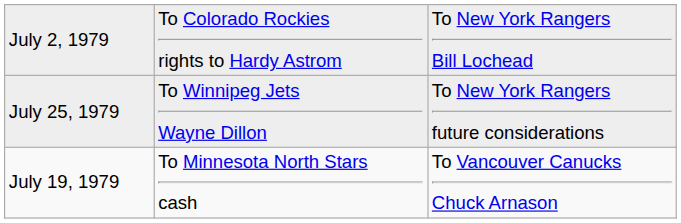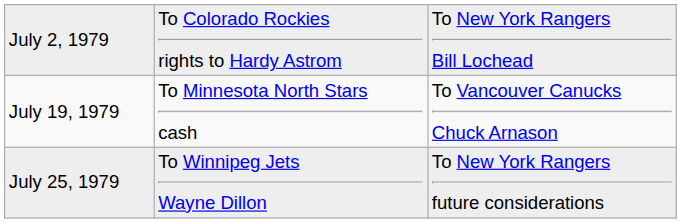rows swapped: (64, 182) <-> (64, 111)
